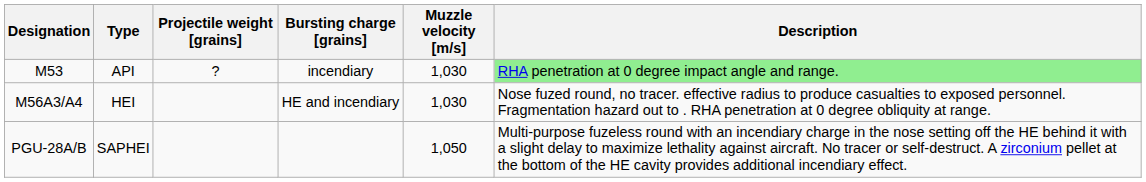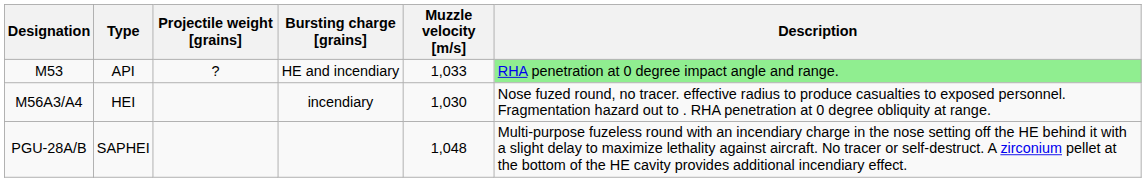(340, 71) incendiary -> (340, 71) HE and incendiary
(449, 71) 1,030 -> (449, 71) 1,033
(340, 102) HE and incendiary -> (340, 102) incendiary
(449, 149) 1,050 -> (449, 149) 1,048
